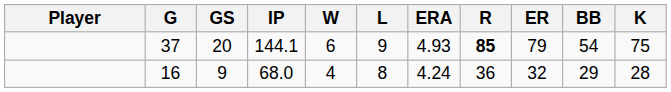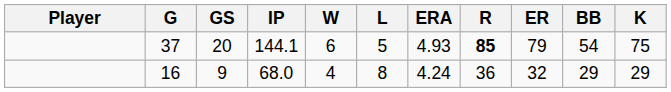(382, 45) 9 -> (382, 45) 5
(640, 73) 28 -> (640, 73) 29
